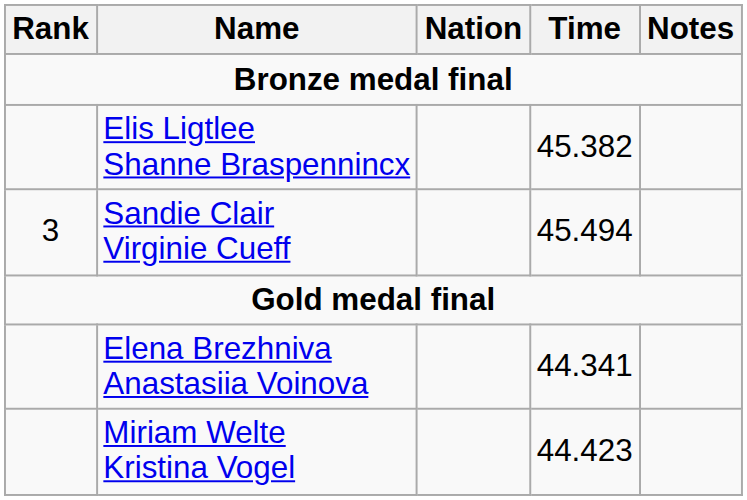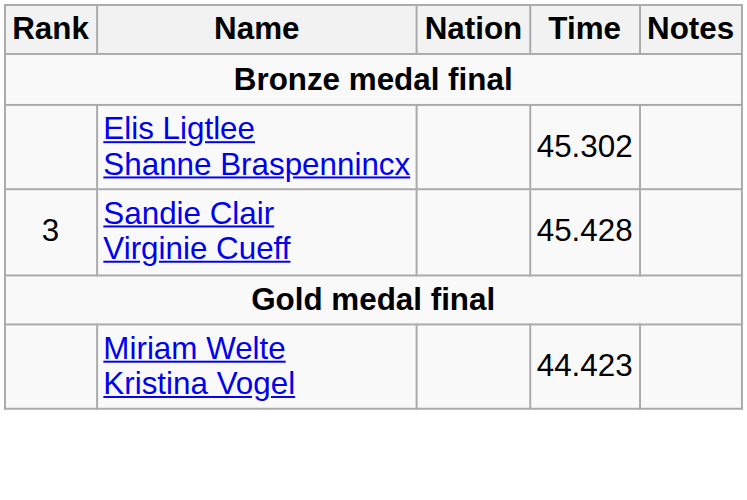(585, 146) 45.382 -> (585, 146) 45.302
(585, 231) 45.494 -> (585, 231) 45.428
- row: (236, 366)
